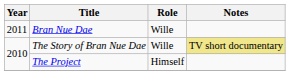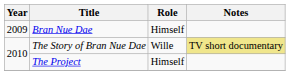(17, 29) 2011 -> (17, 29) 2009
(162, 29) Wille -> (167, 29) Himself
